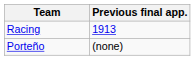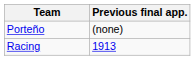rows swapped: (26, 47) <-> (23, 30)
